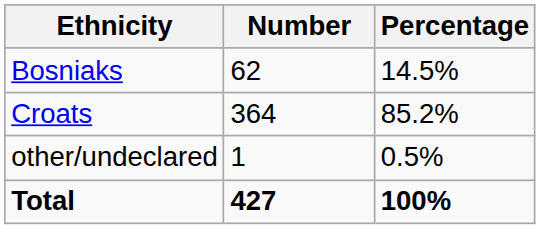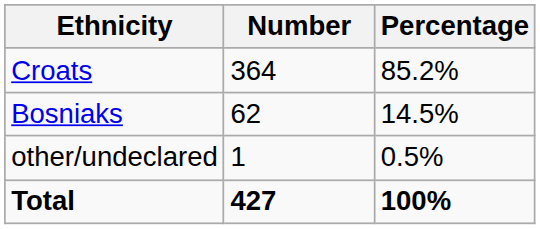rows swapped: (52, 113) <-> (67, 69)
